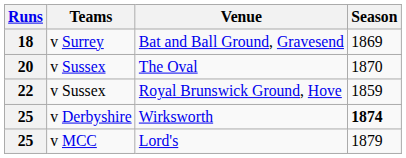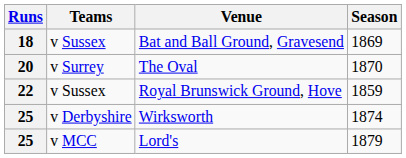(77, 41) v Surrey -> (78, 41) v Sussex
(78, 66) v Sussex -> (77, 66) v Surrey
(367, 116) bold -> (367, 116) normal
